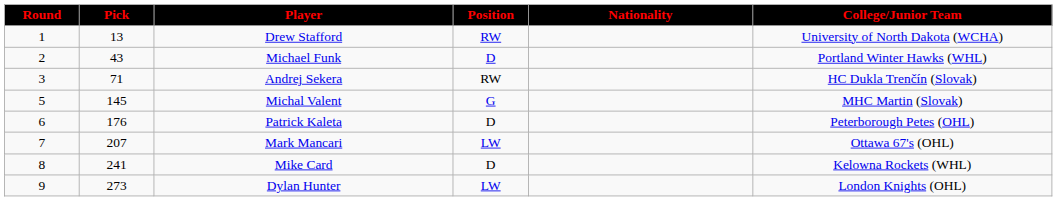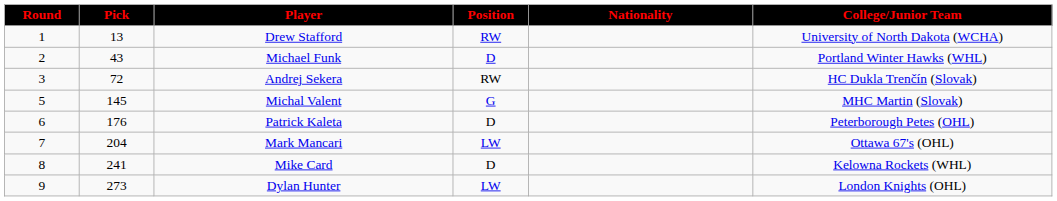(117, 79) 71 -> (117, 79) 72
(117, 143) 207 -> (117, 143) 204
